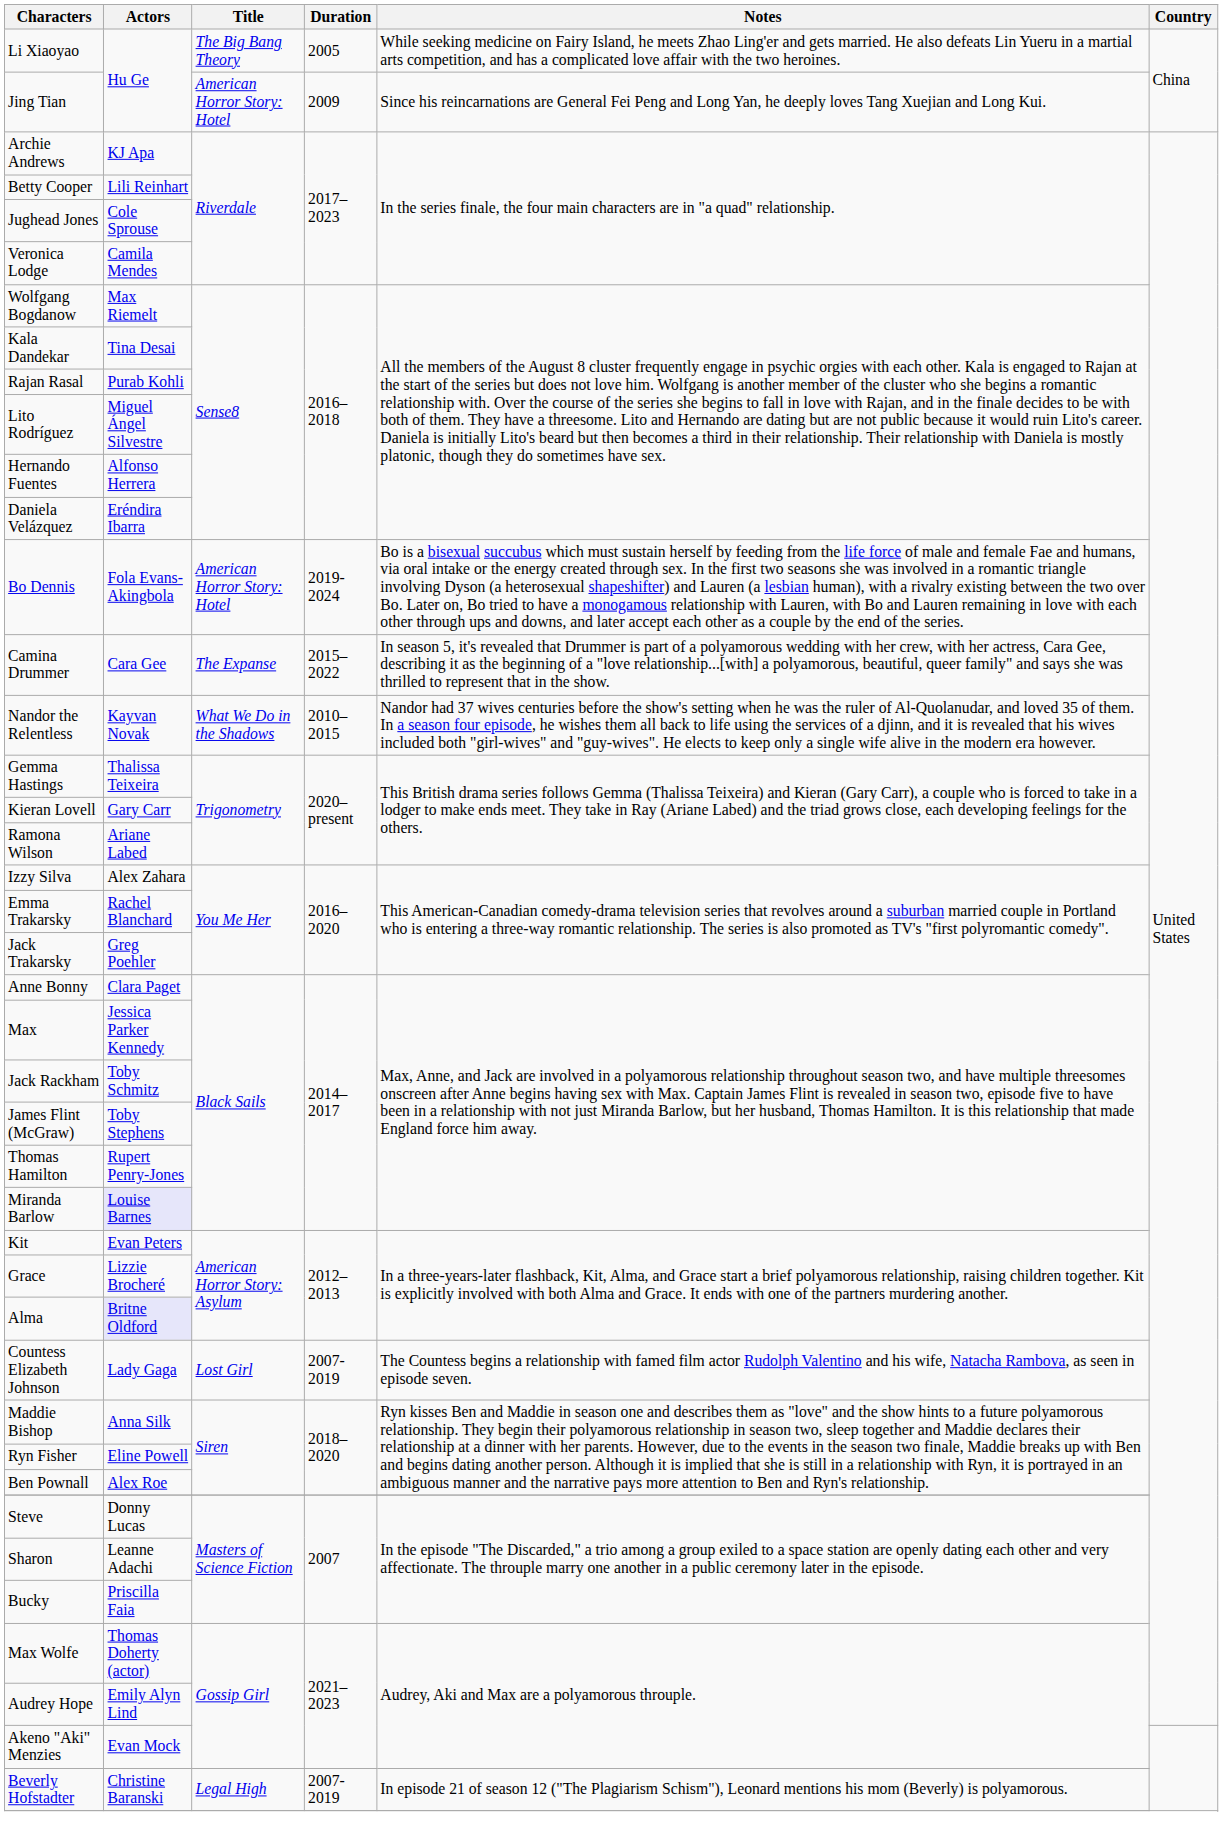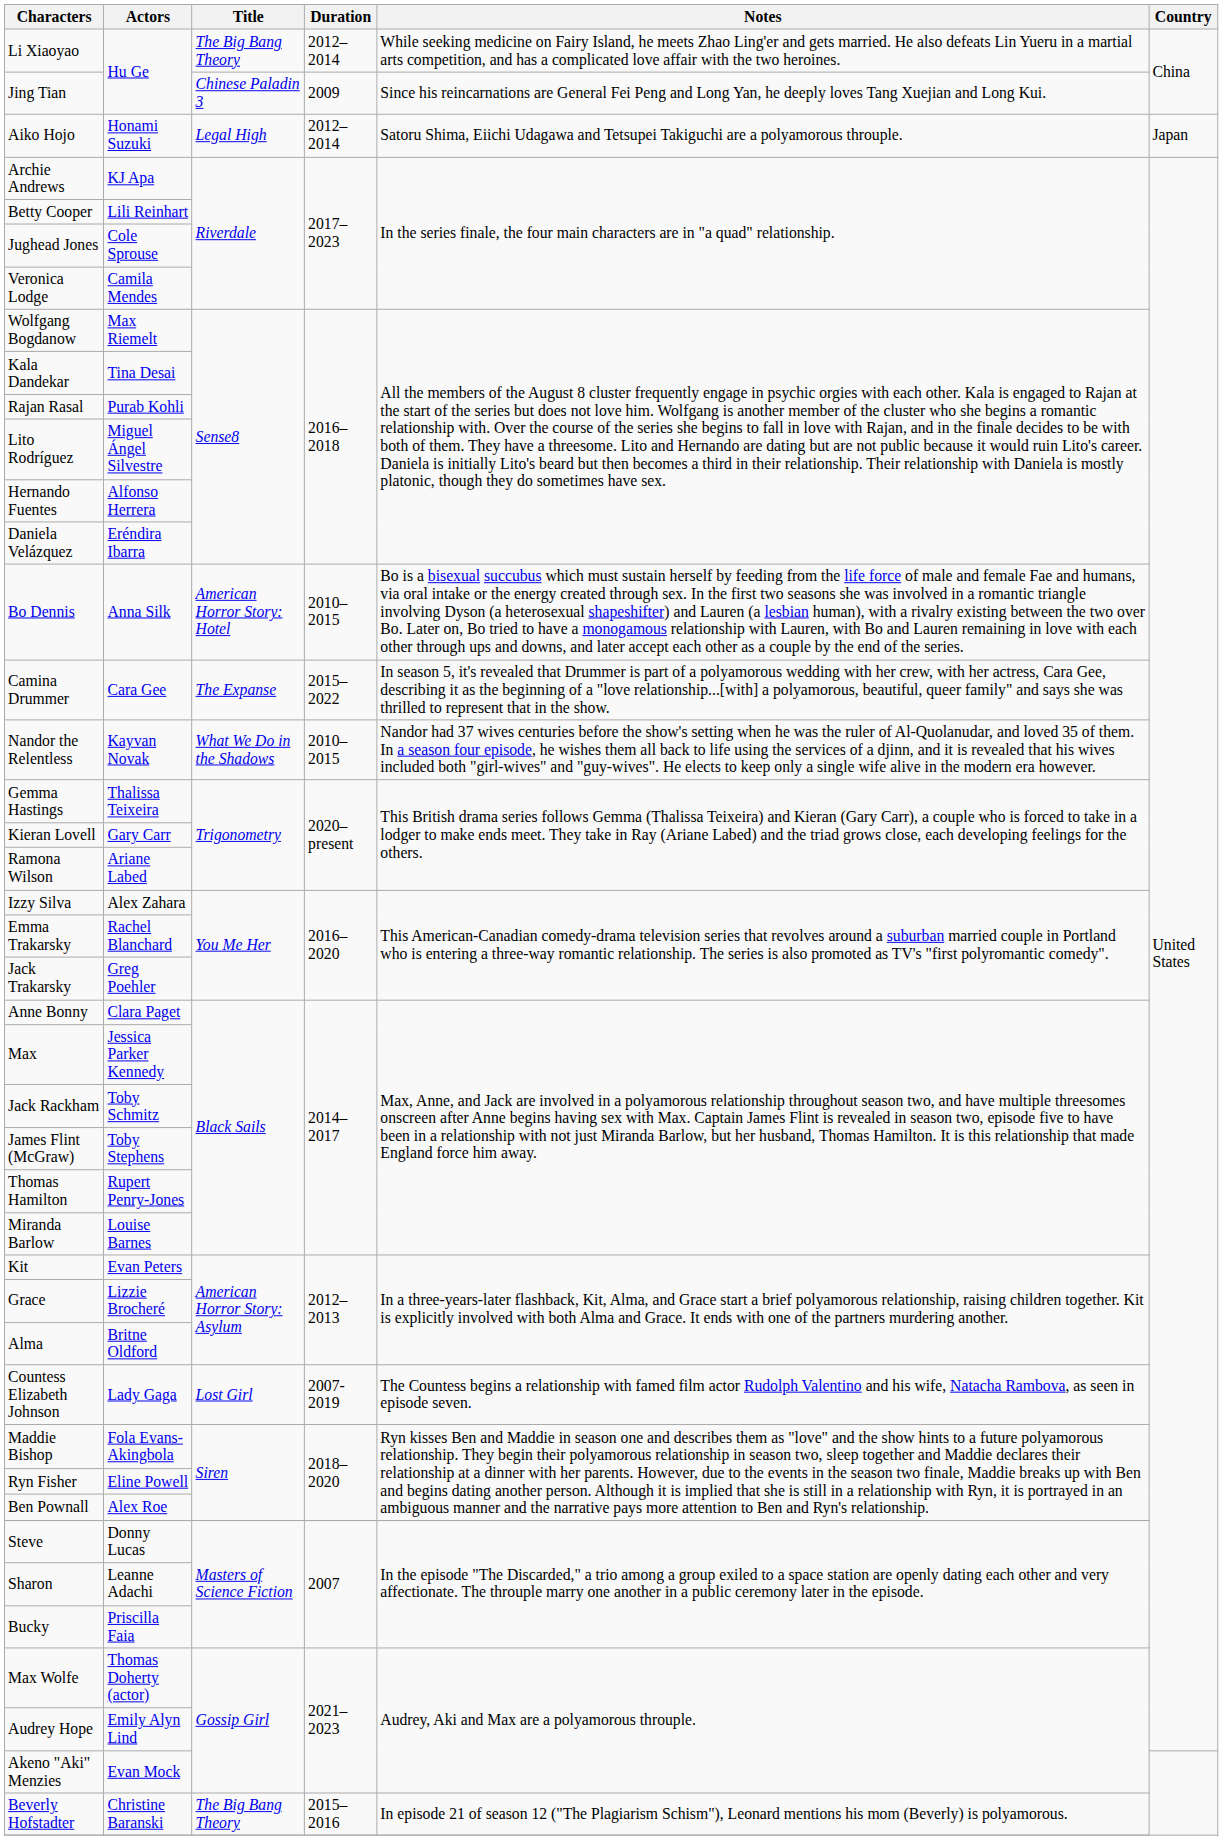(324, 50) 2005 -> (328, 50) 2012–2014
(239, 101) American Horror Story: Hotel -> (248, 93) Chinese Paladin 3
+ row: (41, 135)
(145, 587) Fola Evans-Akingbola -> (139, 612) Anna Silk
(326, 587) 2019-2024 -> (328, 612) 2010–2015
(129, 1208) lavender background -> (129, 1233) no background
(132, 1318) lavender background -> (132, 1343) no background
(139, 1421) Anna Silk -> (145, 1446) Fola Evans-Akingbola
(231, 1789) Legal High -> (239, 1814) The Big Bang Theory
(326, 1789) 2007-2019 -> (328, 1814) 2015–2016
